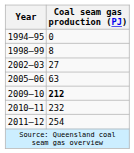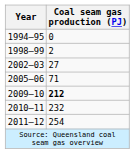(51, 51) 8 -> (51, 51) 2
(54, 79) 63 -> (54, 79) 71
